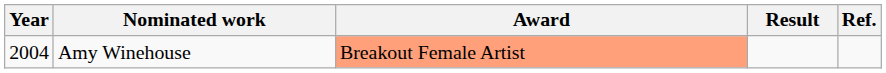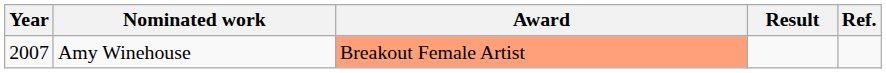(29, 51) 2004 -> (29, 51) 2007
